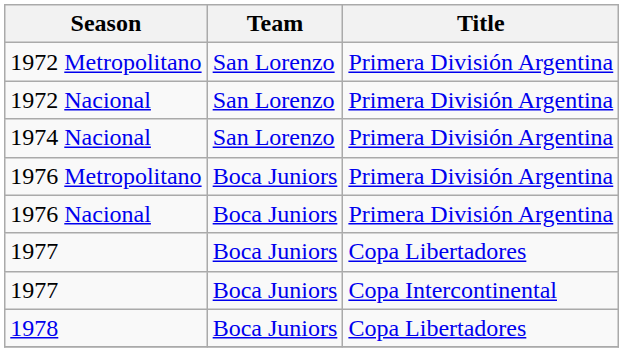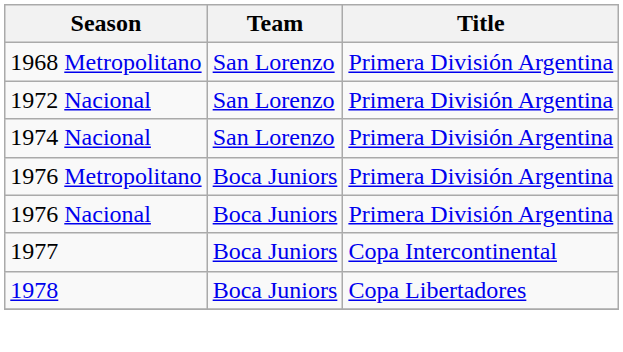+ row: (106, 61)
- row: (106, 61)
- row: (34, 251)
